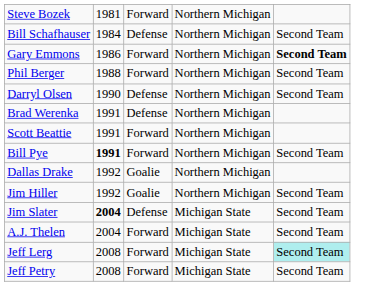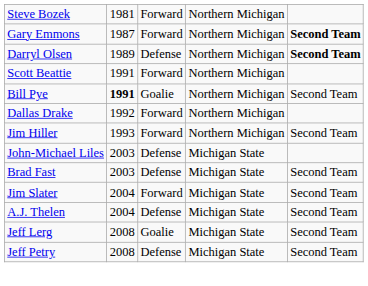- row: (49, 34)
(108, 53) 1986 -> (122, 34) 1987
- row: (36, 73)
(108, 93) 1990 -> (122, 53) 1989
(310, 93) normal -> (325, 53) bold
- row: (43, 113)
(148, 152) Forward -> (157, 93) Goalie
(143, 172) Goalie -> (162, 113) Forward
(108, 192) 1992 -> (122, 133) 1993
(143, 192) Goalie -> (162, 133) Forward
+ row: (56, 152)
+ row: (31, 172)
(108, 212) bold -> (122, 192) normal
(147, 212) Defense -> (162, 192) Forward
(148, 232) Forward -> (161, 212) Defense
(148, 251) Forward -> (157, 232) Goalie
(310, 251) paleturquoise background -> (324, 232) no background
(148, 271) Forward -> (161, 251) Defense
